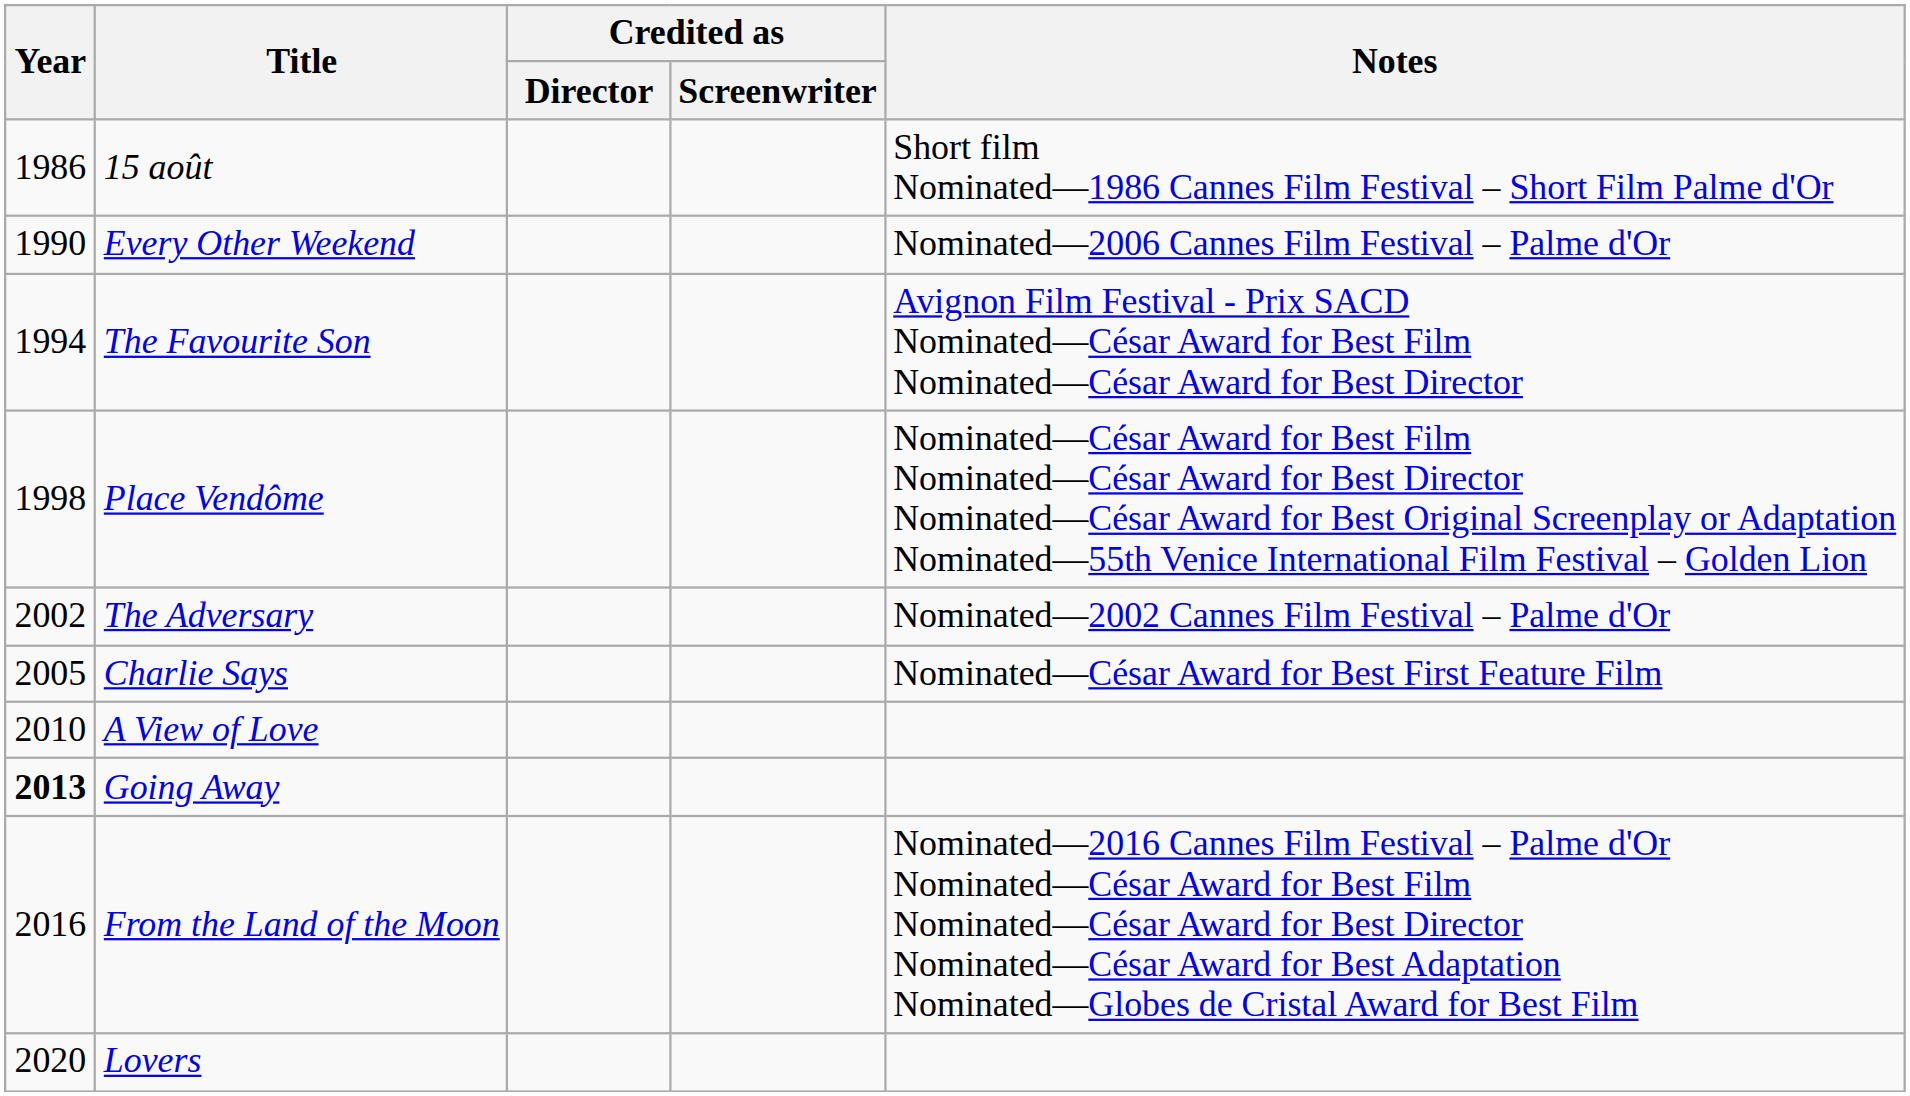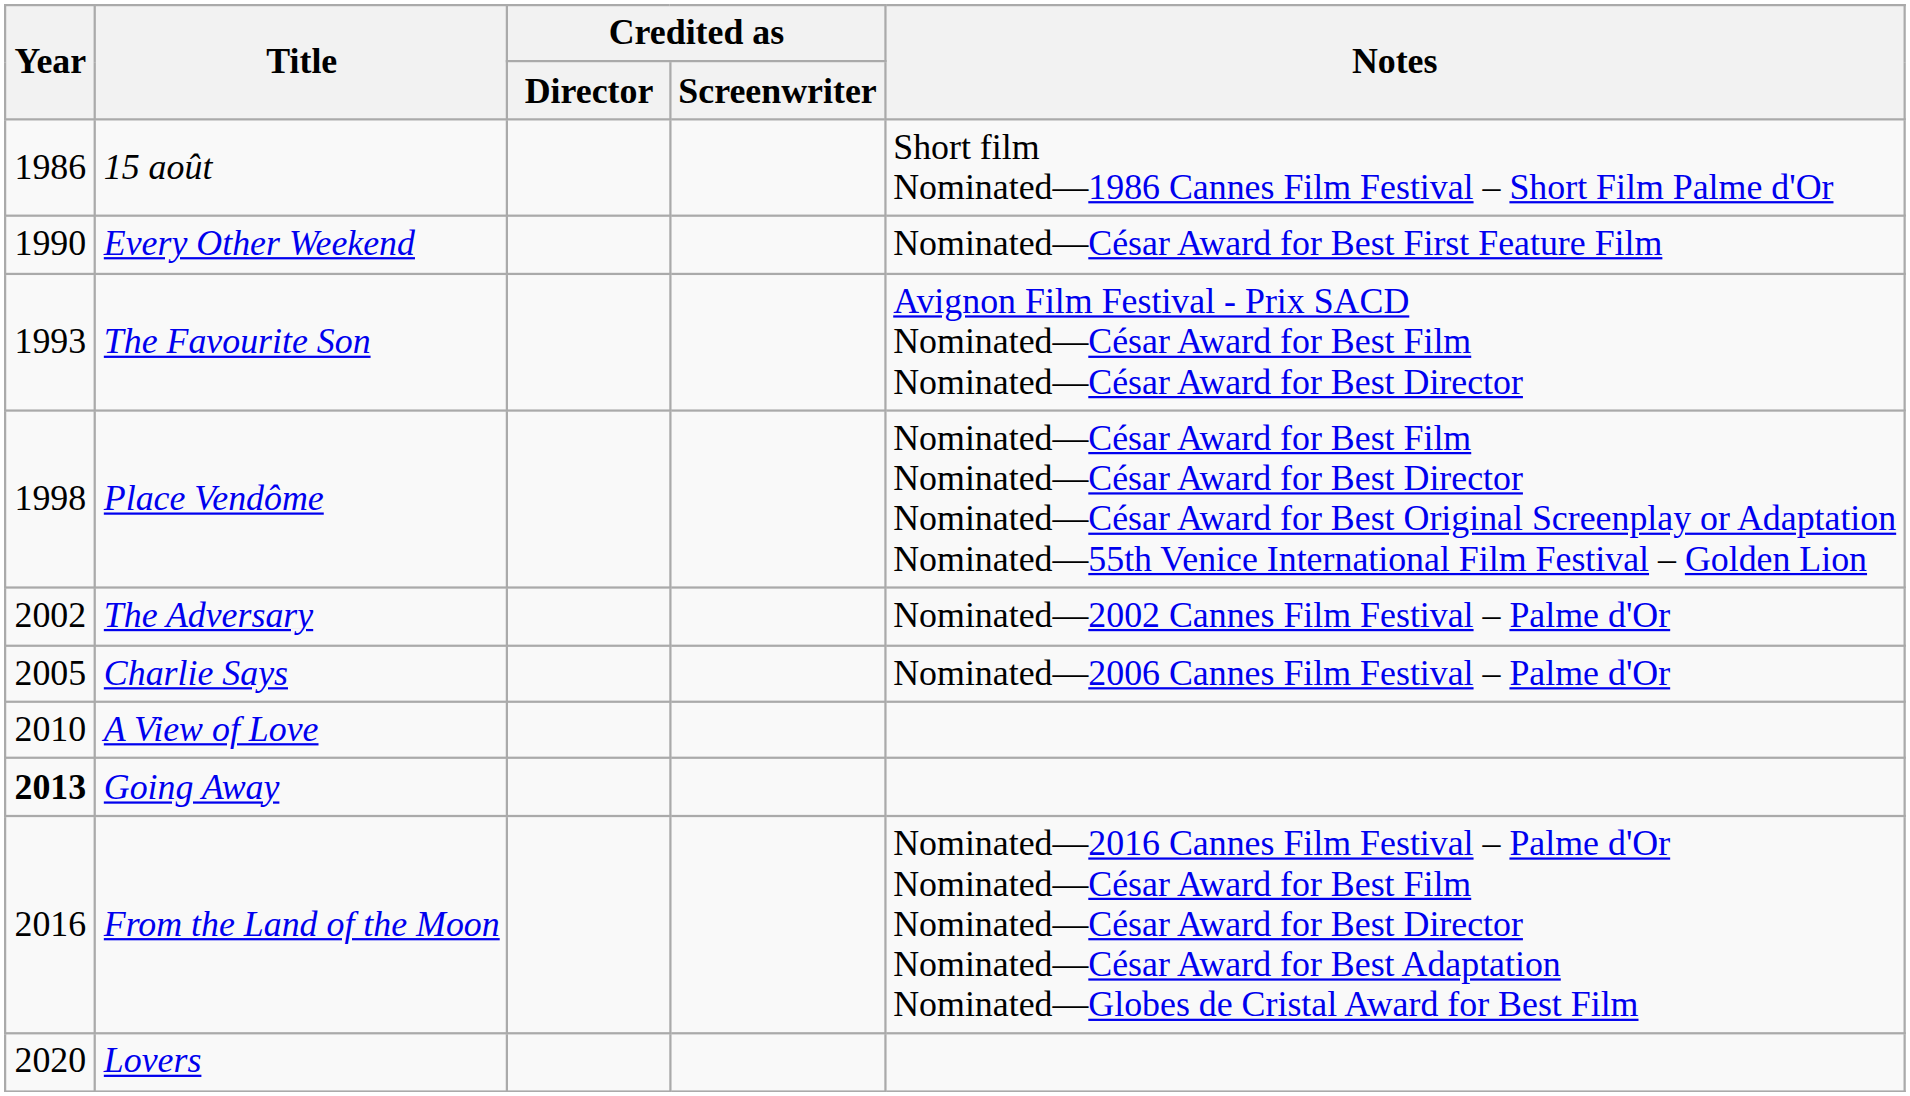(1282, 243) Nominated—2006 Cannes Film Festival – Palme d'Or -> (1278, 243) Nominated—César Award for Best First Feature Film
(50, 340) 1994 -> (50, 340) 1993
(1278, 672) Nominated—César Award for Best First Feature Film -> (1282, 672) Nominated—2006 Cannes Film Festival – Palme d'Or
